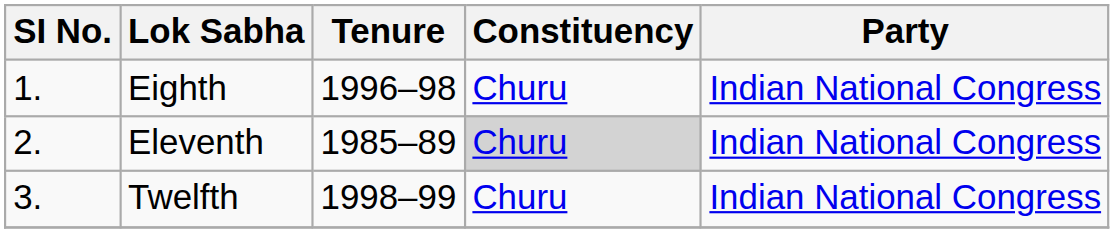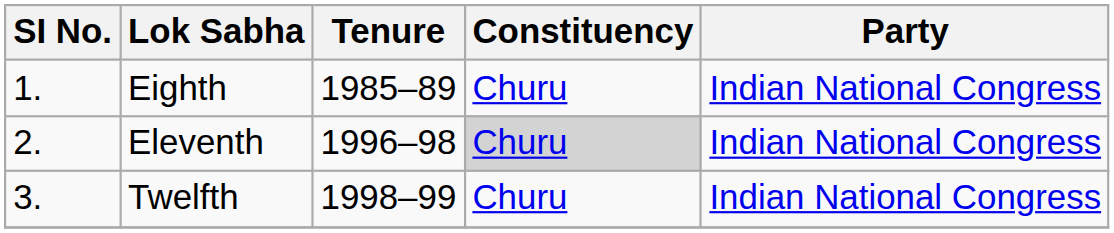(388, 87) 1996–98 -> (388, 87) 1985–89
(388, 142) 1985–89 -> (388, 142) 1996–98
